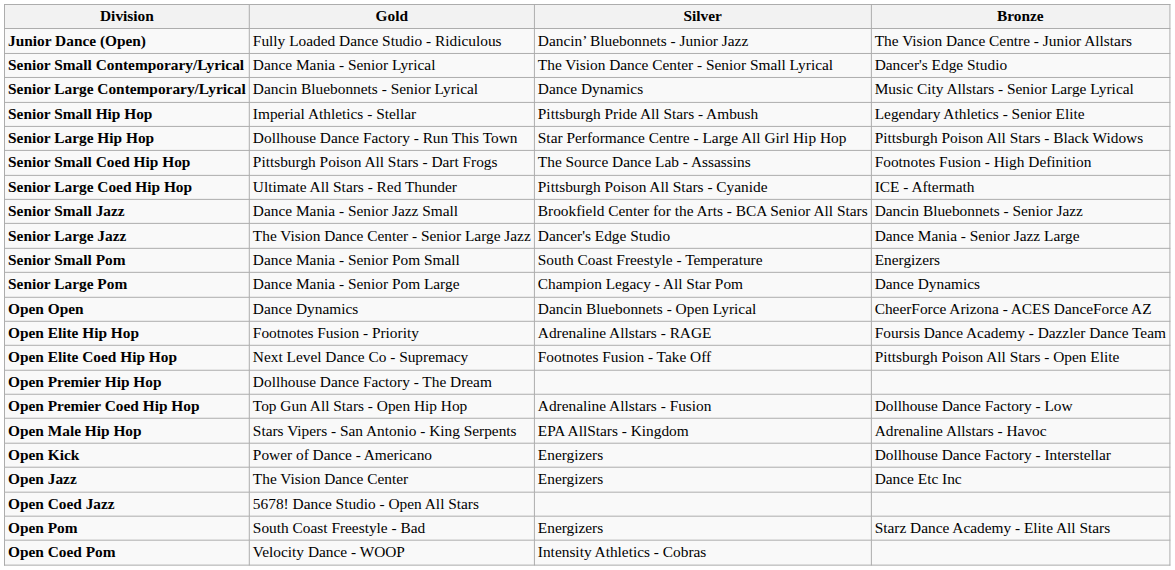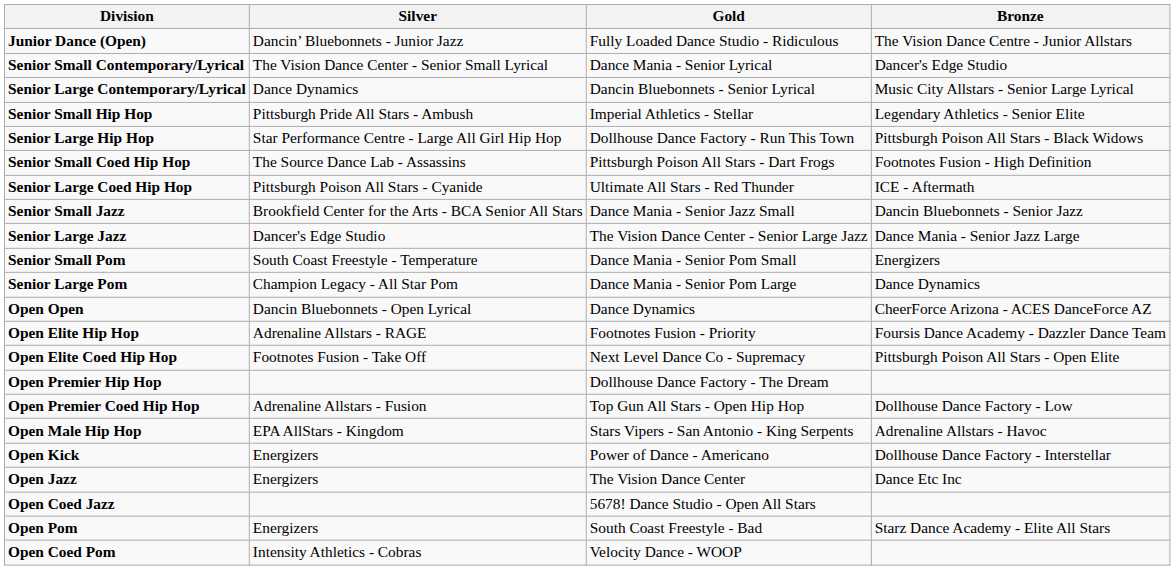columns swapped: (392, 16) <-> (703, 16)
